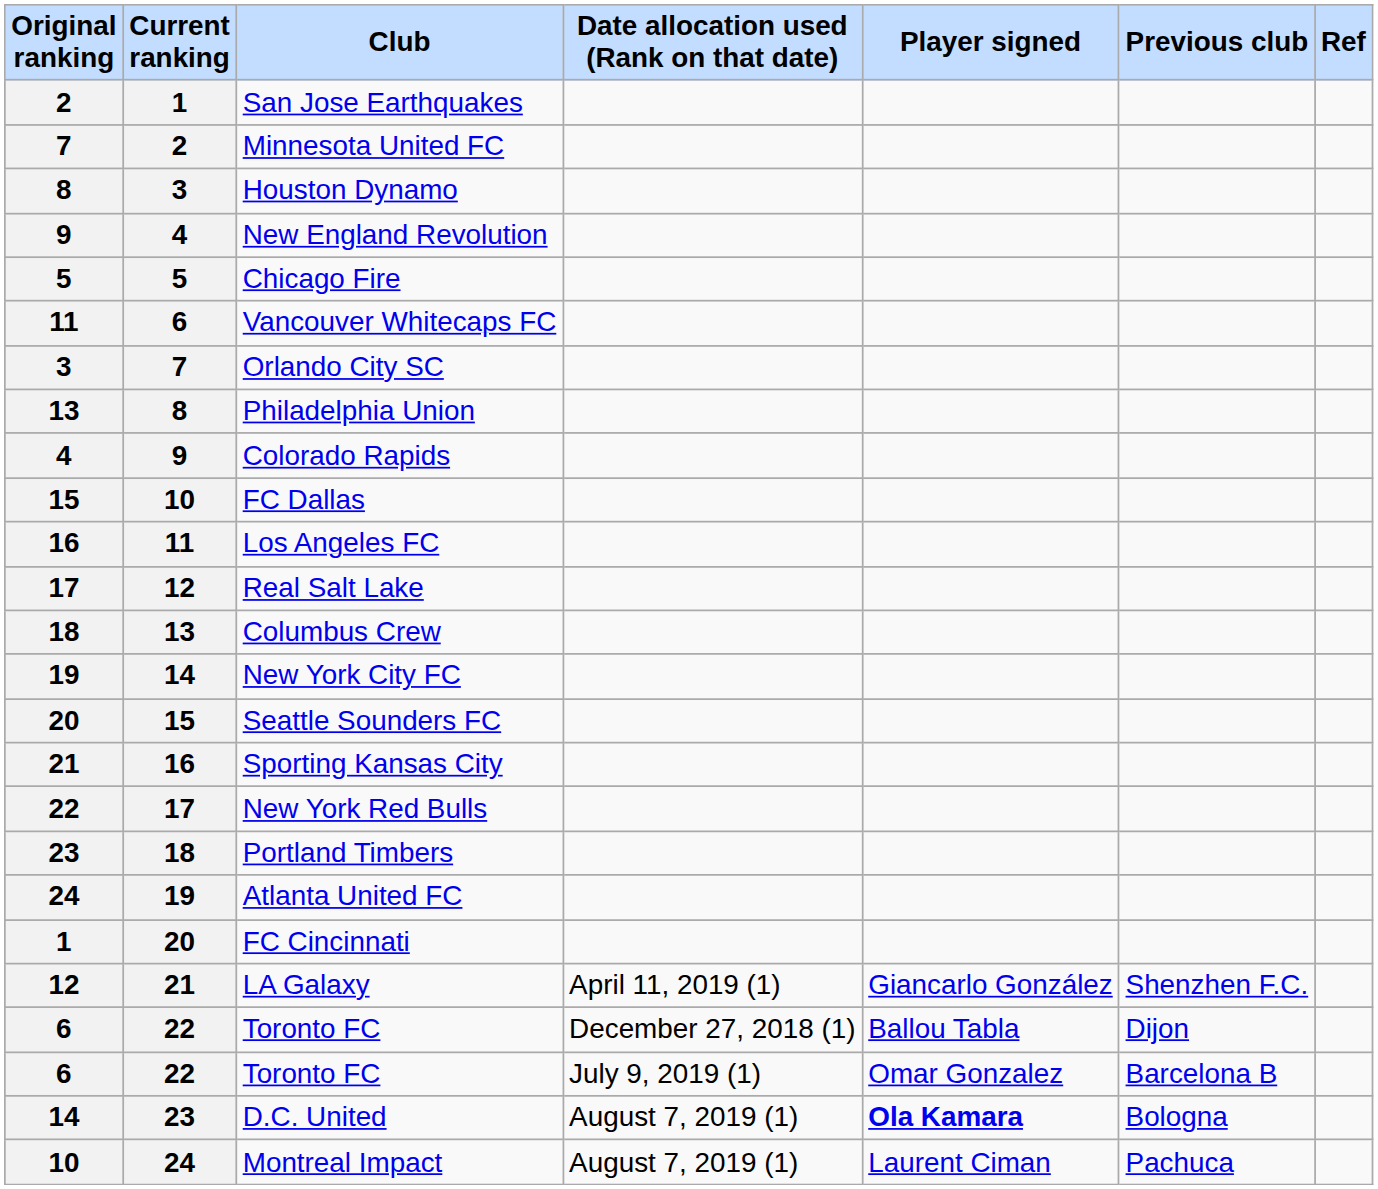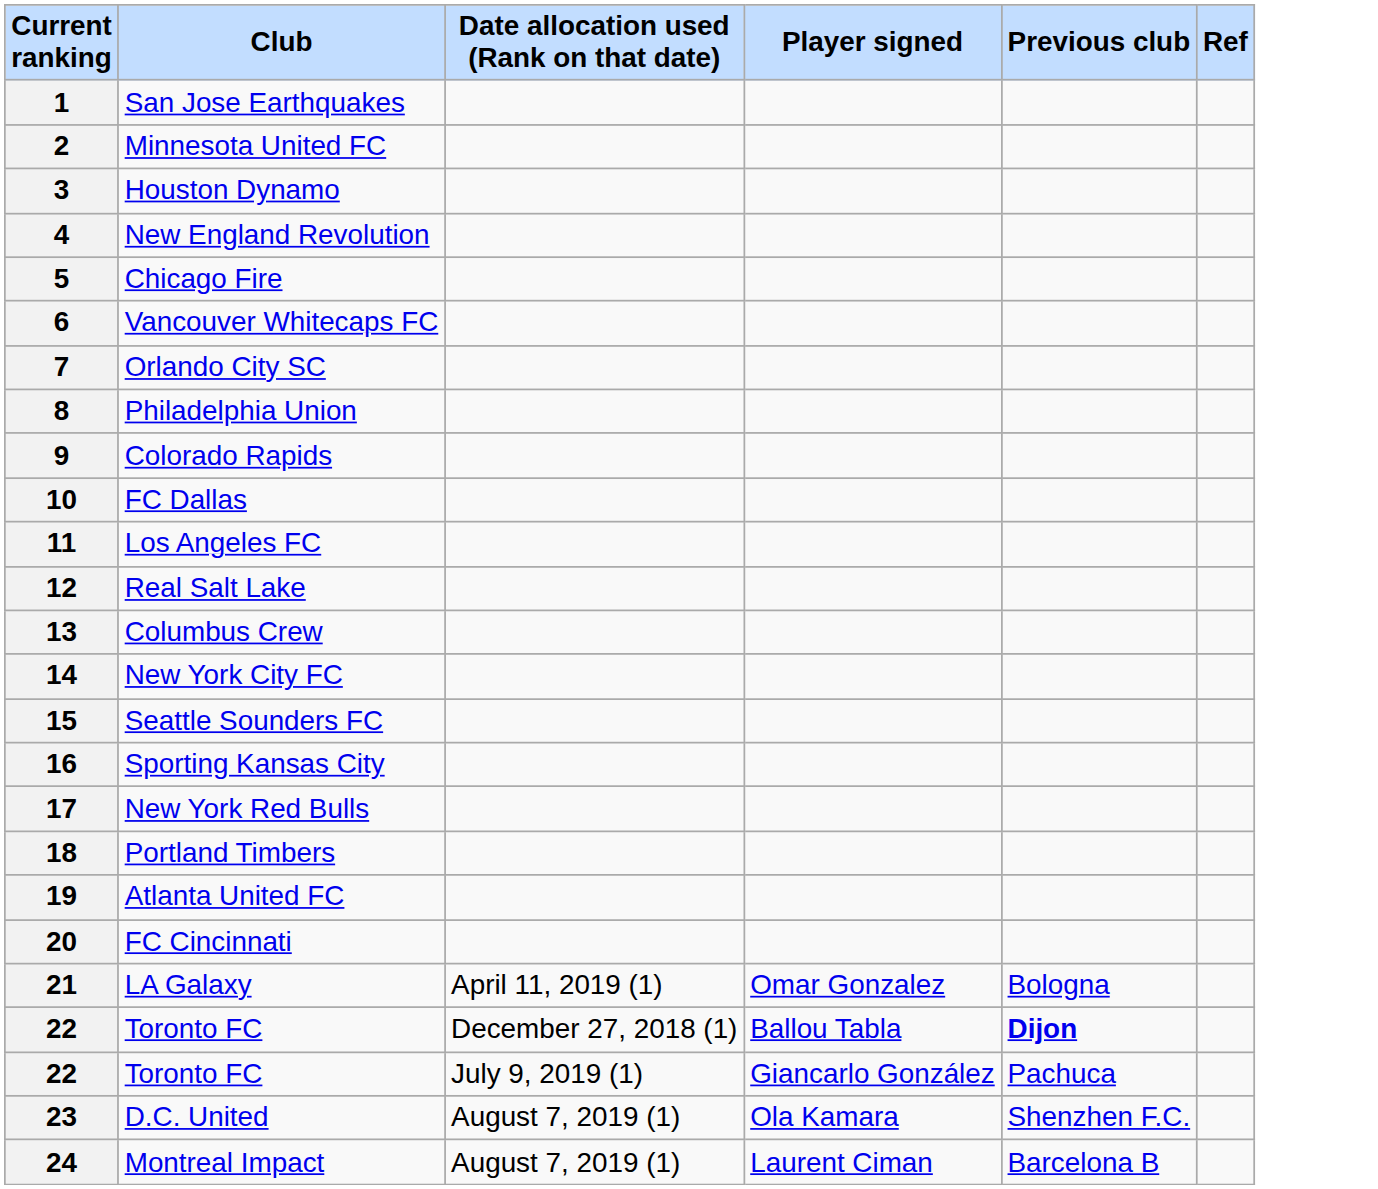- column: (64, 42)
(990, 985) Giancarlo González -> (848, 985) Omar Gonzalez
(1217, 985) Shenzhen F.C. -> (1059, 985) Bologna
(1157, 1029) normal -> (1042, 1029) bold
(966, 1073) Omar Gonzalez -> (872, 1073) Giancarlo González
(1201, 1073) Barcelona B -> (1062, 1073) Pachuca
(946, 1117) bold -> (824, 1117) normal
(1177, 1117) Bologna -> (1099, 1117) Shenzhen F.C.
(1180, 1161) Pachuca -> (1083, 1161) Barcelona B
